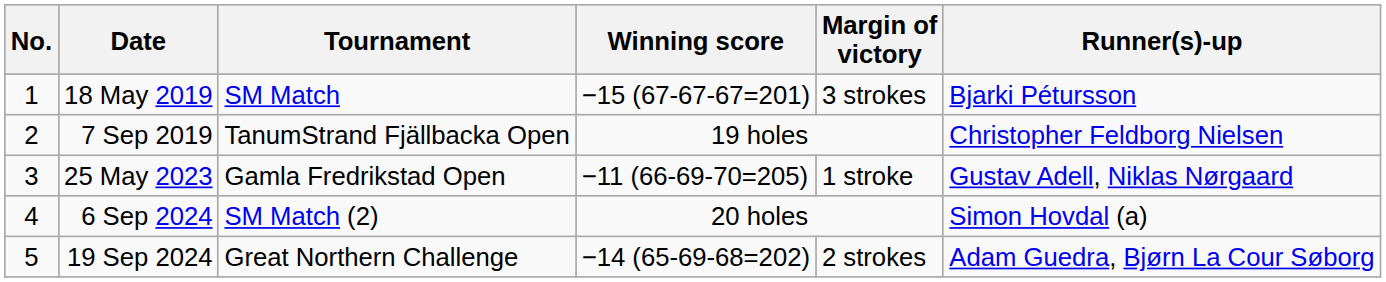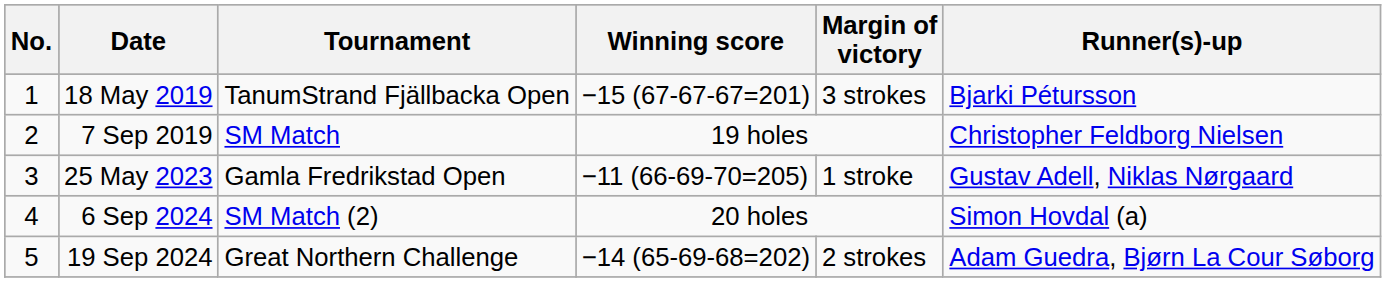(282, 95) SM Match -> (397, 95) TanumStrand Fjällbacka Open
(397, 135) TanumStrand Fjällbacka Open -> (282, 135) SM Match
